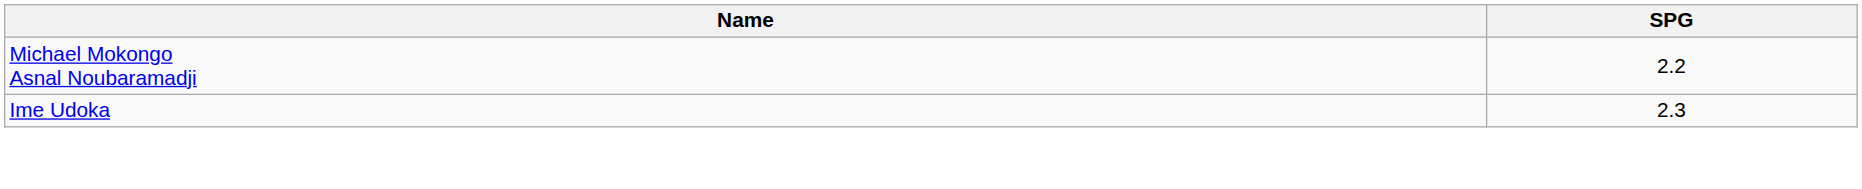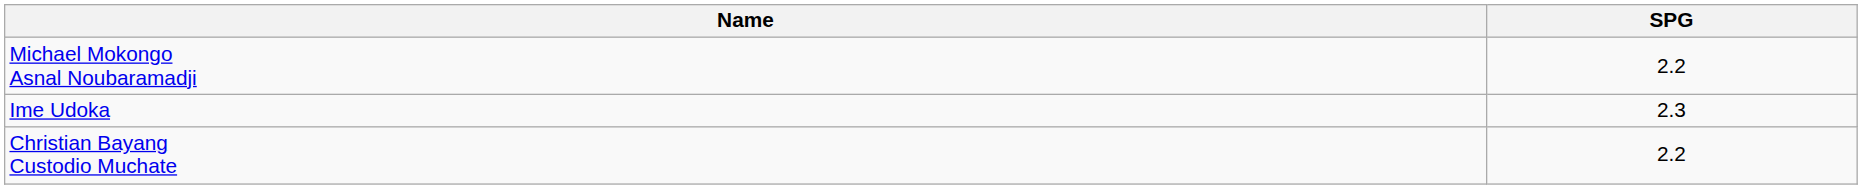+ row: (93, 155)
